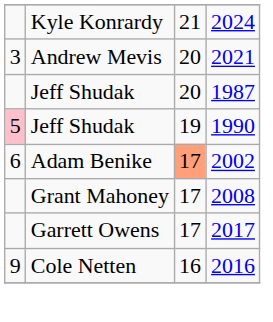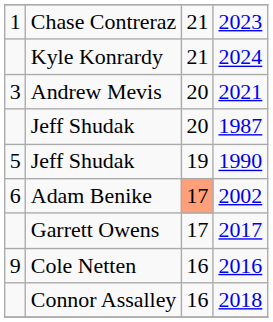+ row: (104, 21)
(15, 126) pink background -> (15, 160) no background
- row: (100, 195)
+ row: (104, 299)
